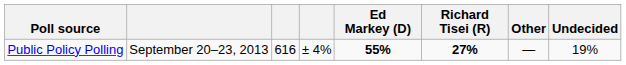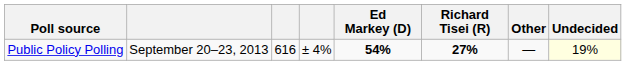(378, 49) 55% -> (378, 49) 54%
(585, 49) no background -> (585, 49) lightyellow background
